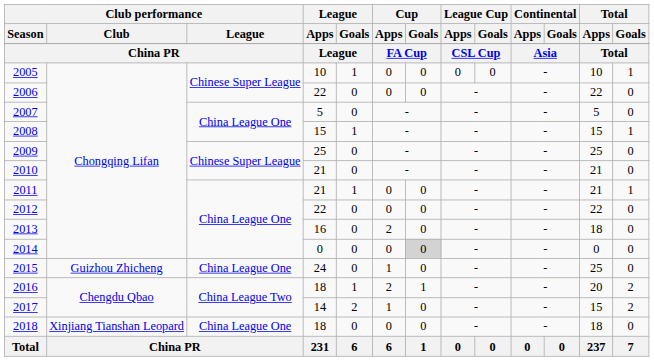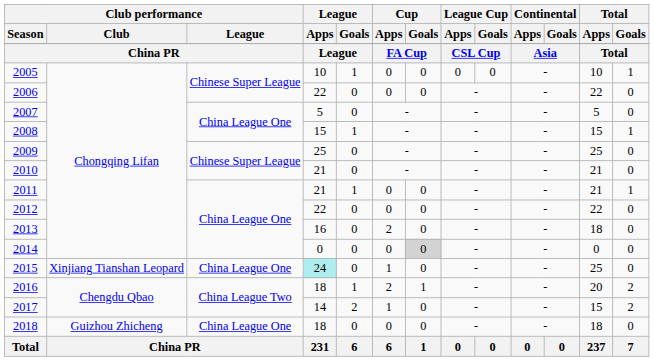(117, 268) Guizhou Zhicheng -> (117, 268) Xinjiang Tianshan Leopard
(320, 268) no background -> (320, 268) paleturquoise background
(117, 326) Xinjiang Tianshan Leopard -> (117, 326) Guizhou Zhicheng
